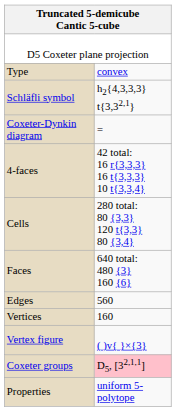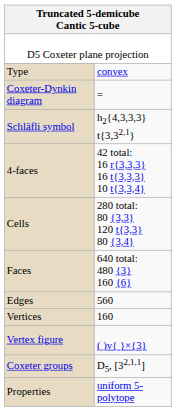rows swapped: (41, 97) <-> (42, 129)
(121, 366) pink background -> (121, 366) no background
